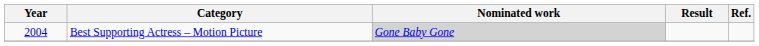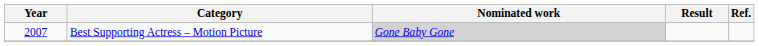(36, 31) 2004 -> (36, 31) 2007
